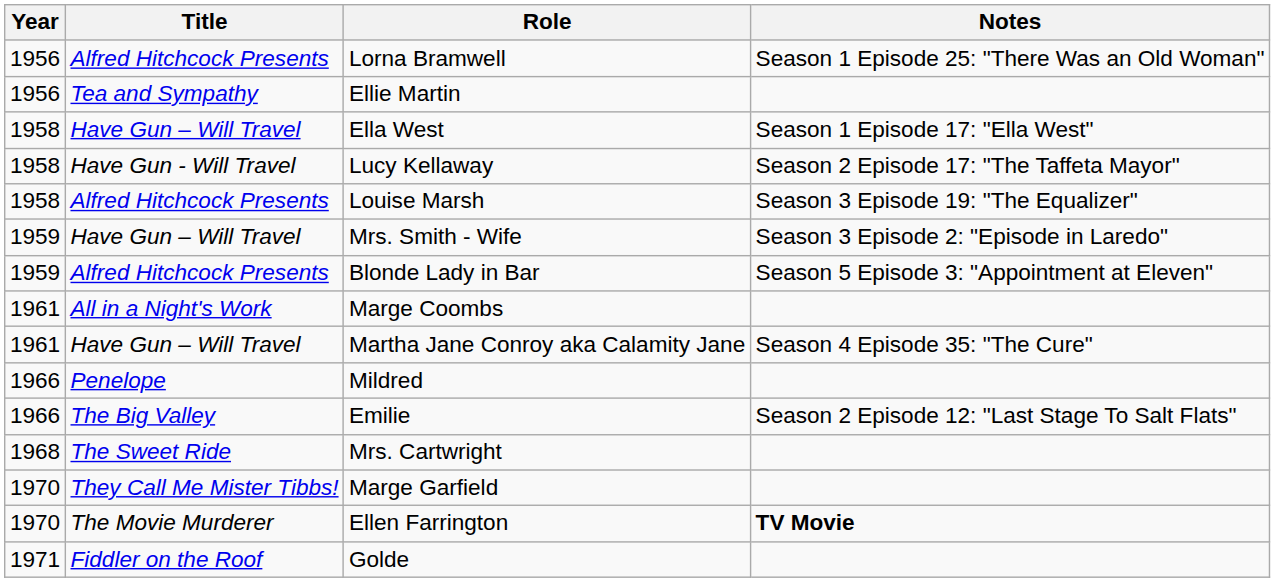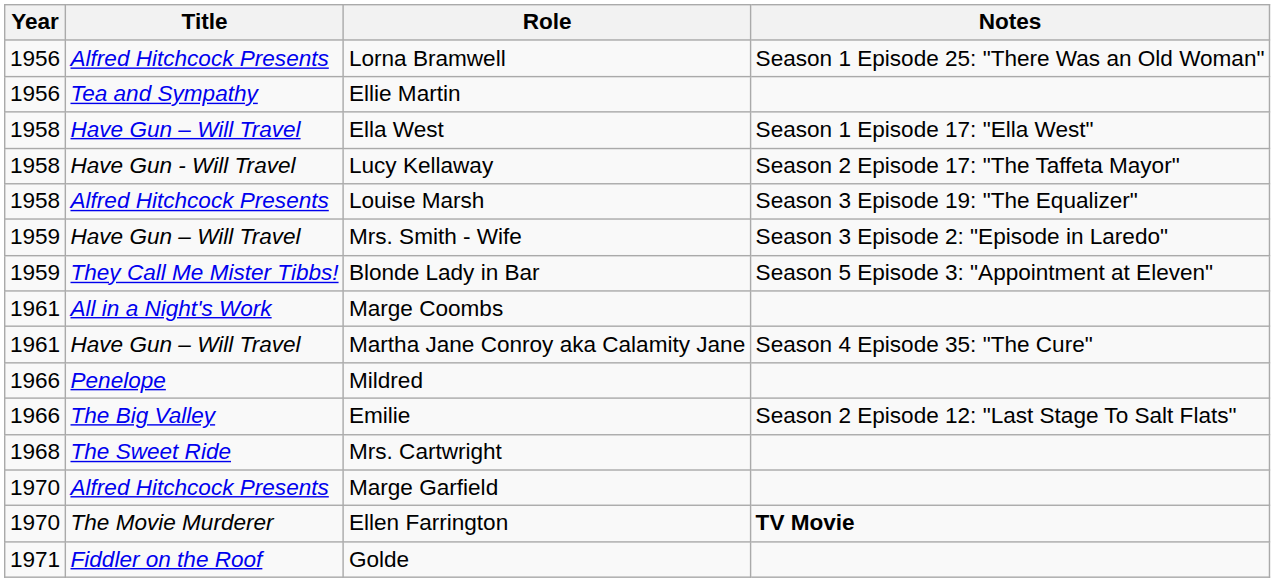(200, 272) Alfred Hitchcock Presents -> (205, 272) They Call Me Mister Tibbs!
(205, 487) They Call Me Mister Tibbs! -> (200, 487) Alfred Hitchcock Presents
